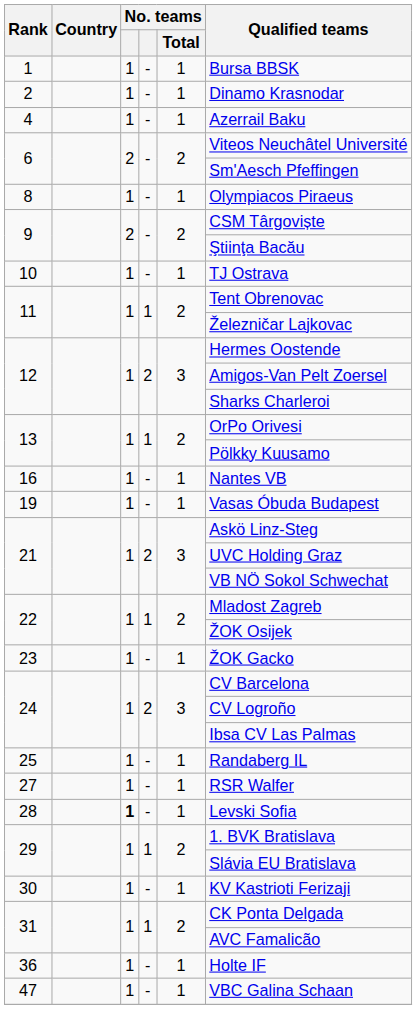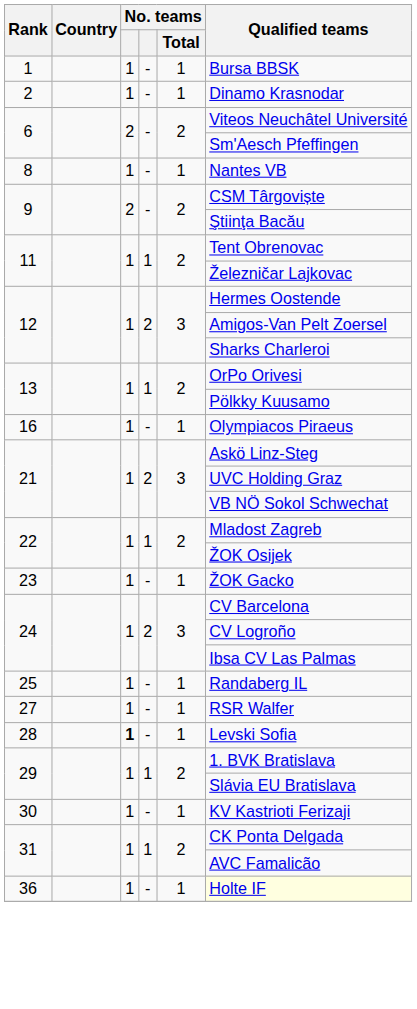- row: (28, 119)
(281, 196) Olympiacos Piraeus -> (248, 171) Nantes VB
- row: (28, 273)
(248, 478) Nantes VB -> (281, 427) Olympiacos Piraeus
- row: (28, 504)
(238, 965) no background -> (238, 888) lightyellow background
- row: (28, 991)
